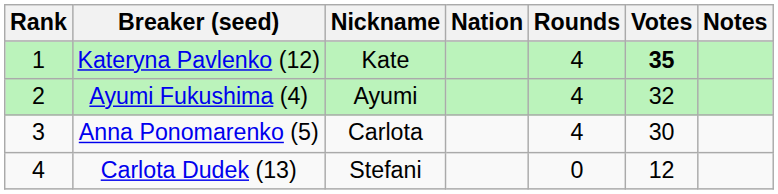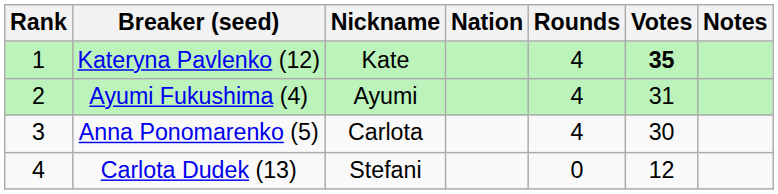(662, 96) 32 -> (662, 96) 31
